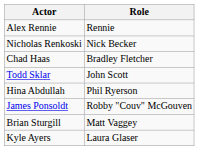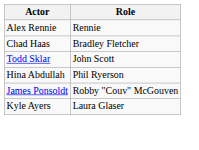- row: (44, 43)
- row: (34, 122)
